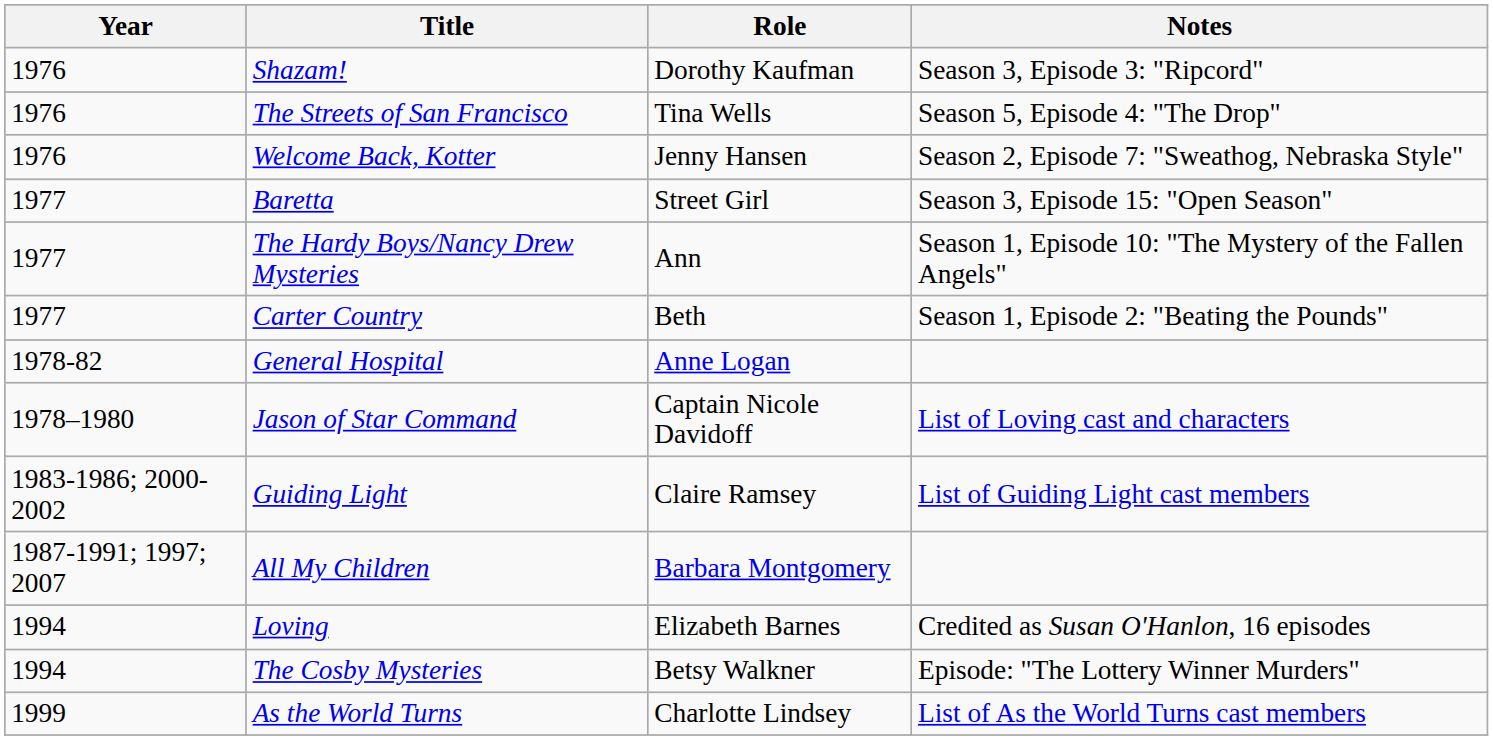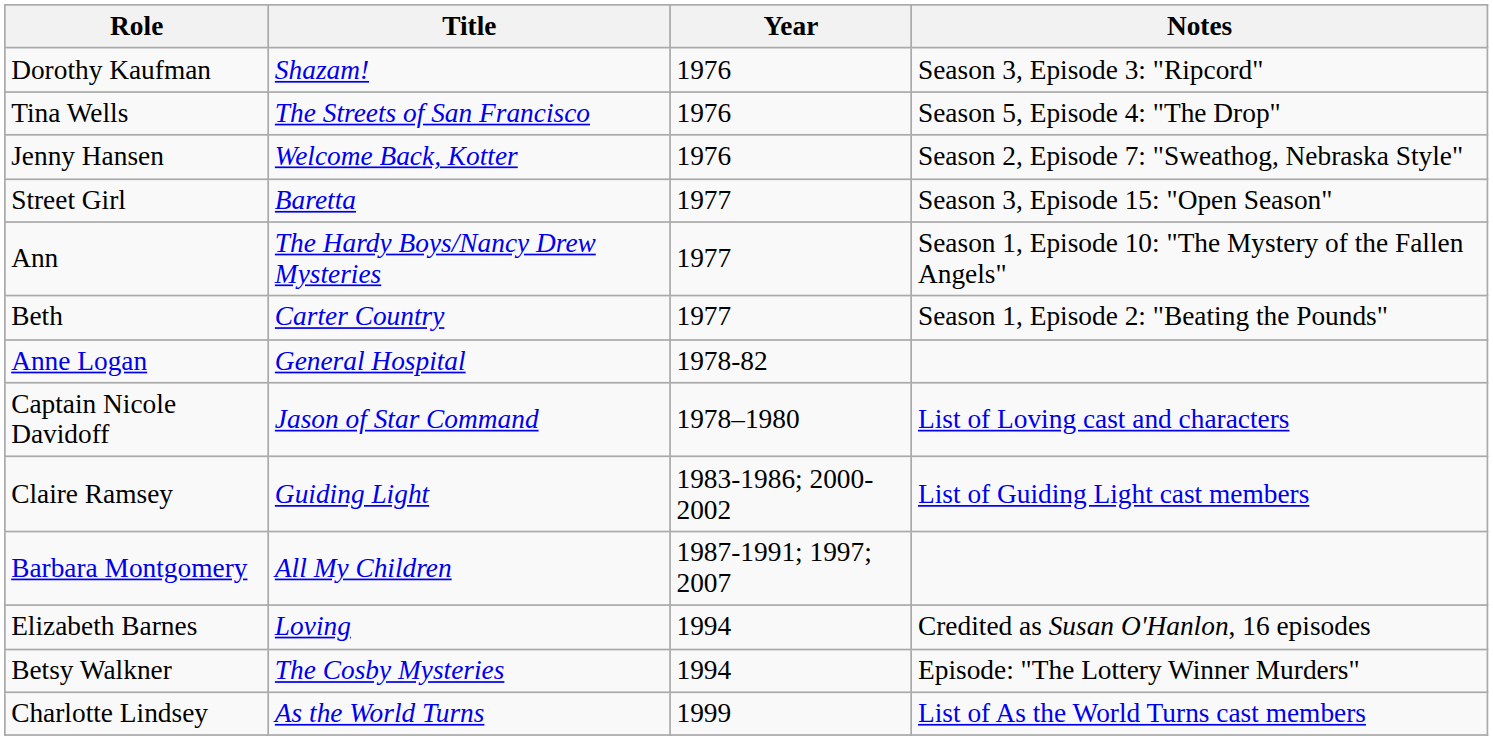columns swapped: (126, 26) <-> (780, 26)
